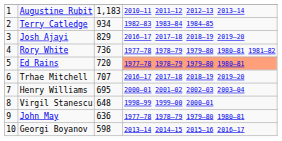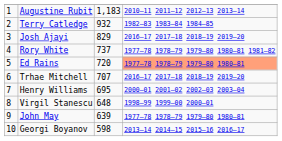(104, 24) 934 -> (104, 24) 932
(104, 50) 736 -> (104, 50) 737
(104, 116) 636 -> (104, 116) 639
